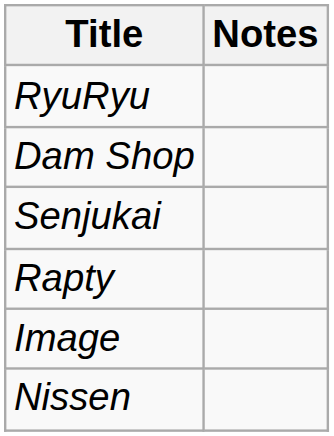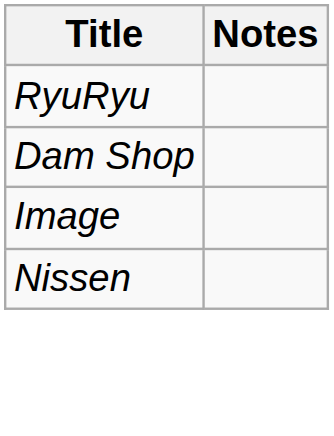- row: (87, 216)
- row: (64, 277)
